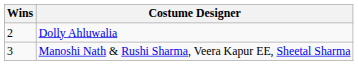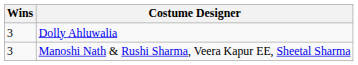(10, 32) 2 -> (10, 32) 3
